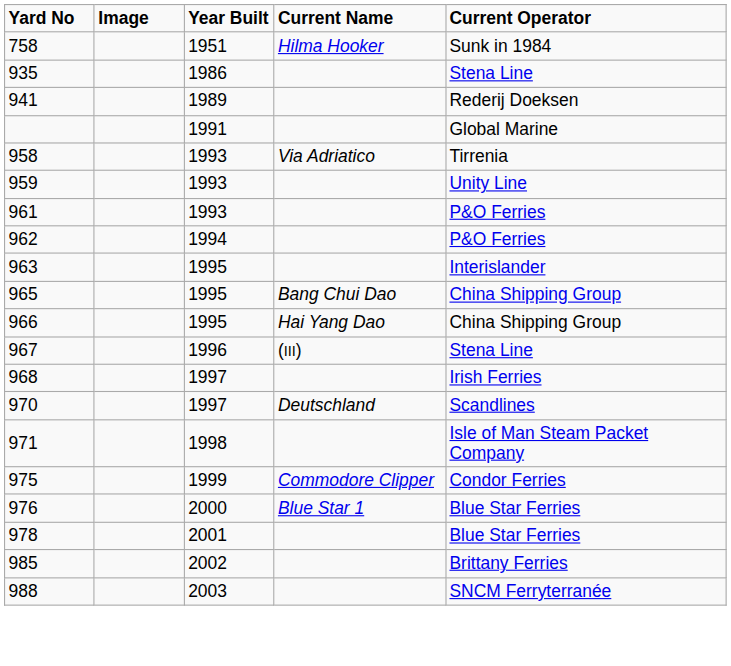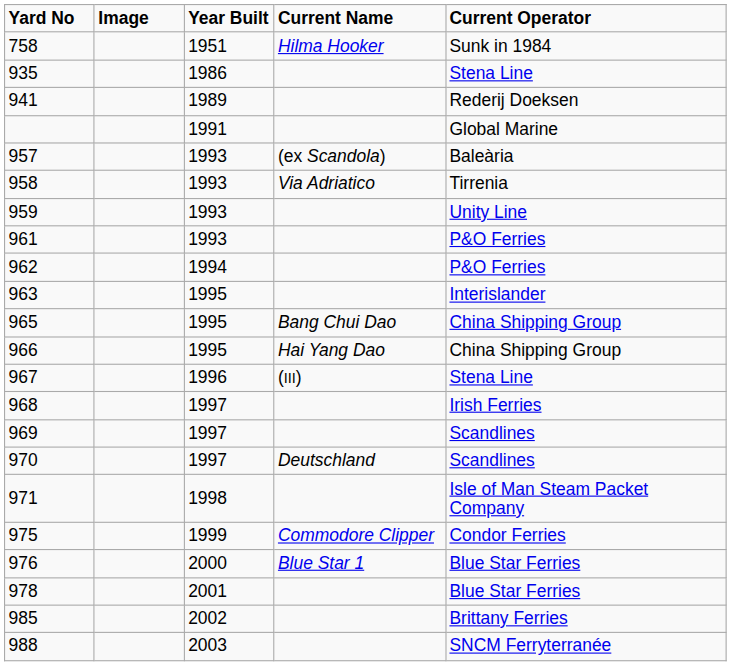+ row: (23, 156)
+ row: (23, 433)
